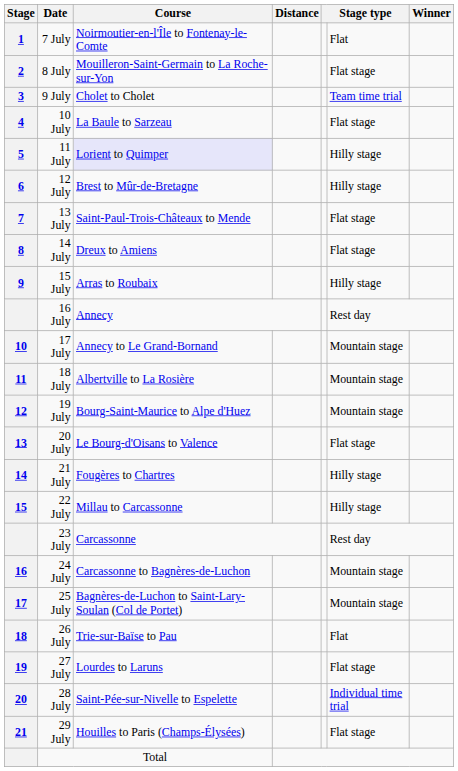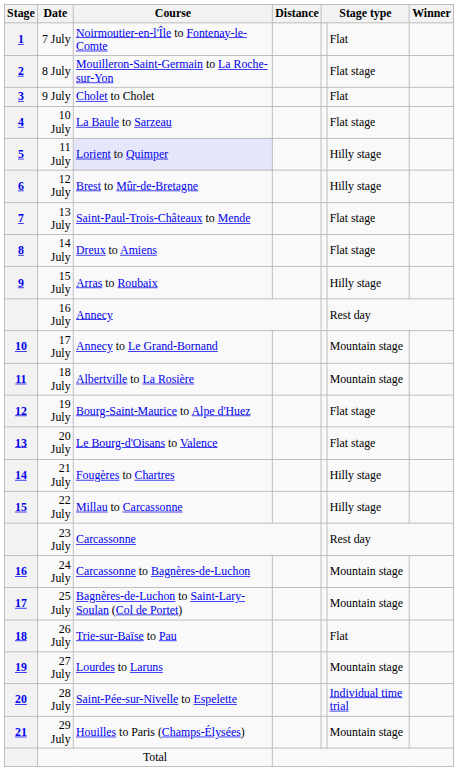(366, 96) Team time trial -> (339, 96) Flat
(366, 411) Mountain stage -> (352, 411) Flat stage
(352, 667) Flat stage -> (366, 667) Mountain stage
(352, 732) Flat stage -> (366, 732) Mountain stage
